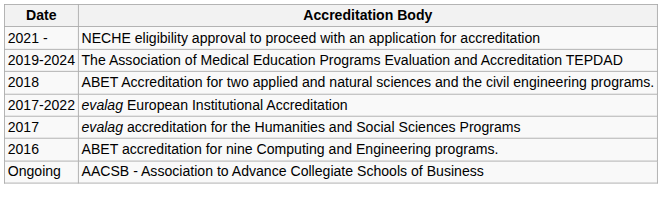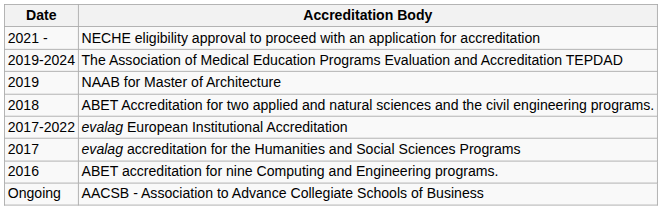+ row: (181, 82)
